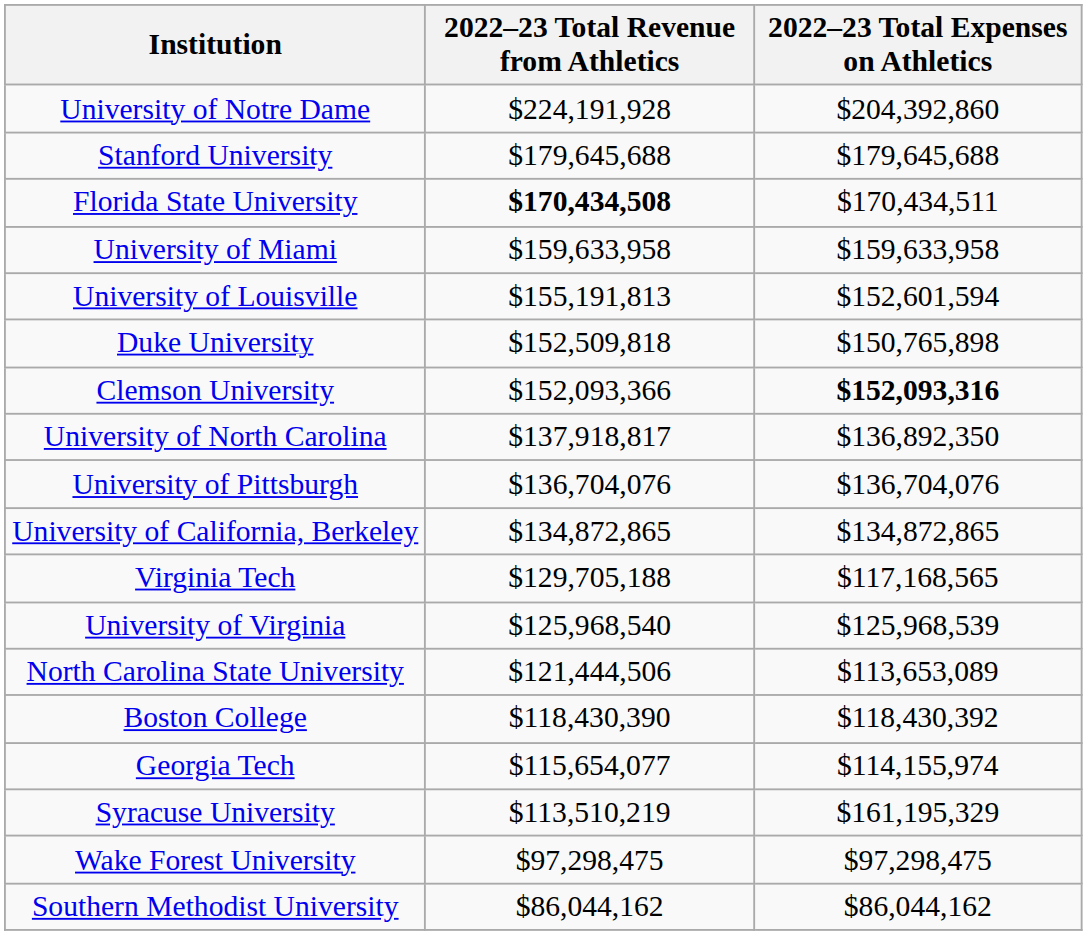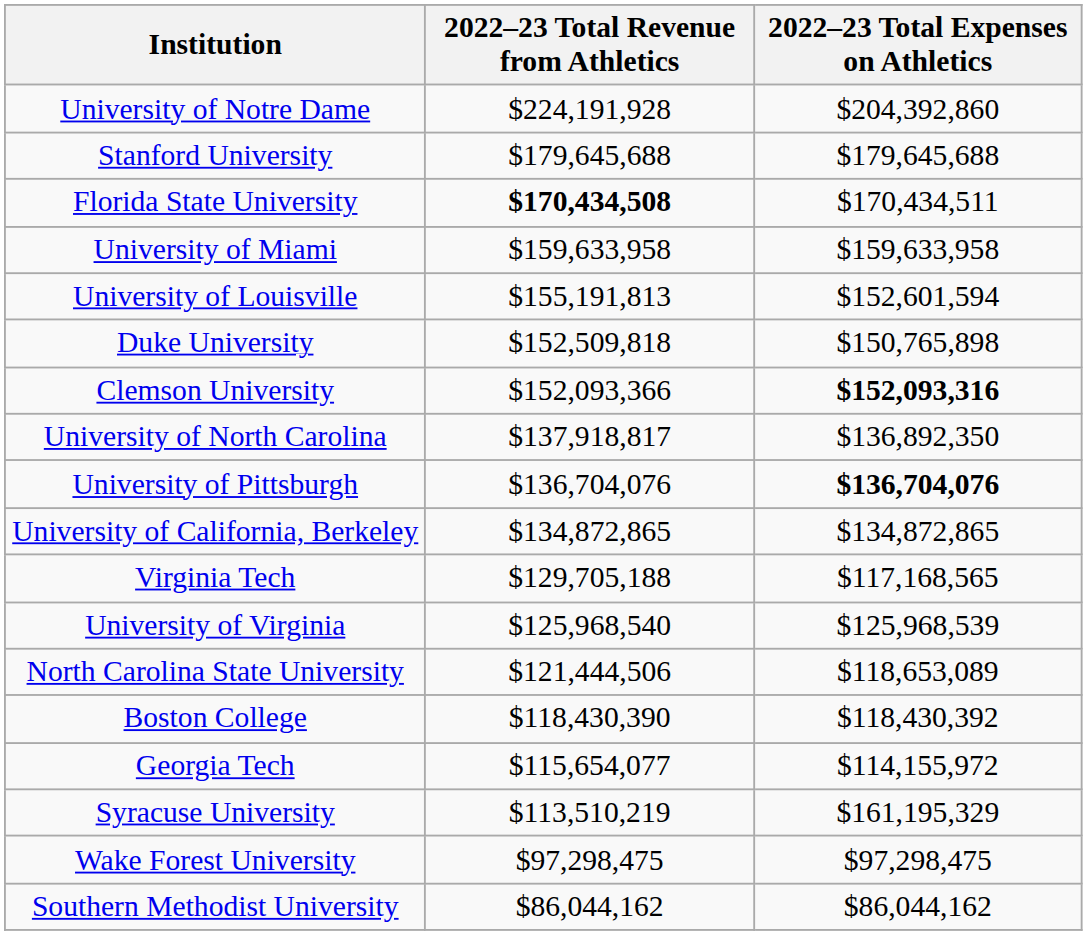(918, 483) normal -> (918, 483) bold
(918, 671) $113,653,089 -> (918, 671) $118,653,089
(918, 765) $114,155,974 -> (918, 765) $114,155,972
